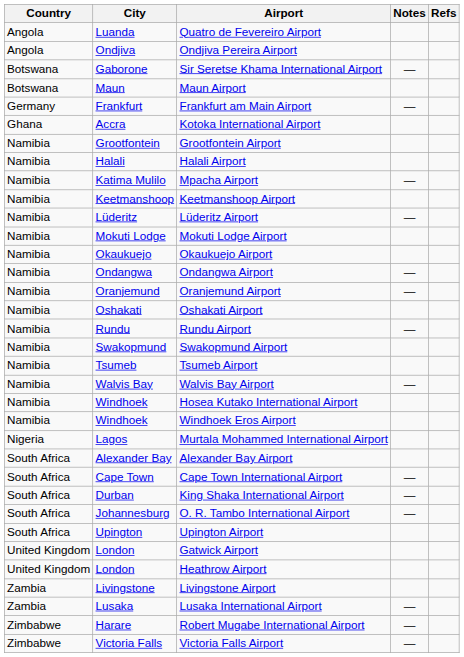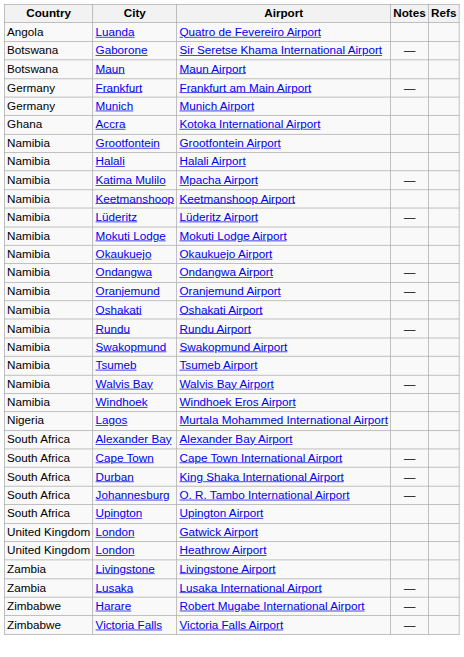- row: (238, 50)
+ row: (217, 106)
- row: (268, 402)
